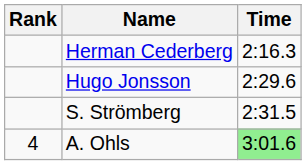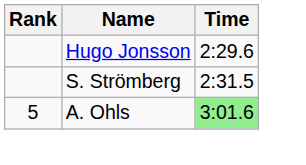- row: (149, 50)
(33, 143) 4 -> (33, 112) 5
